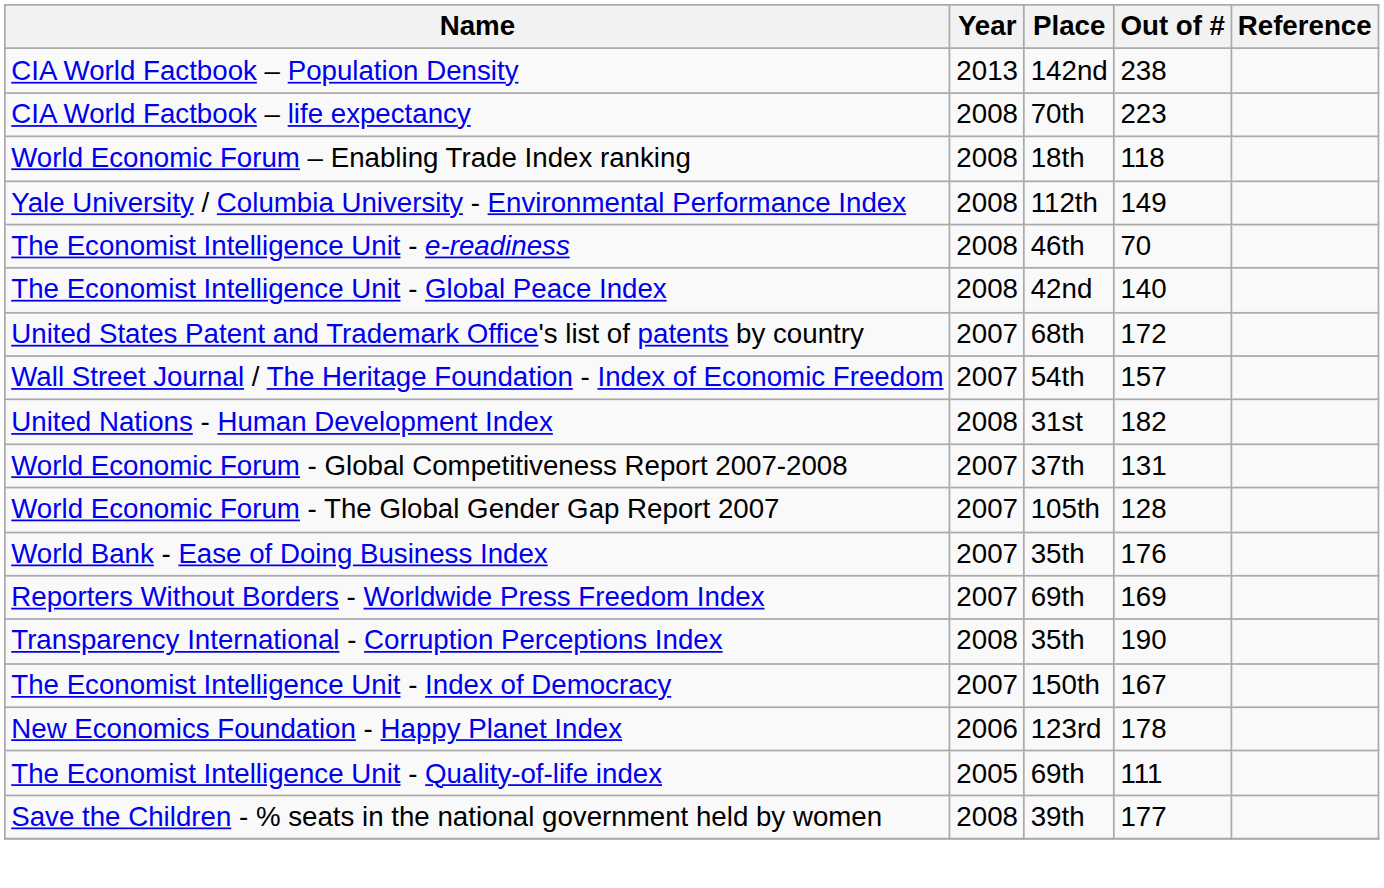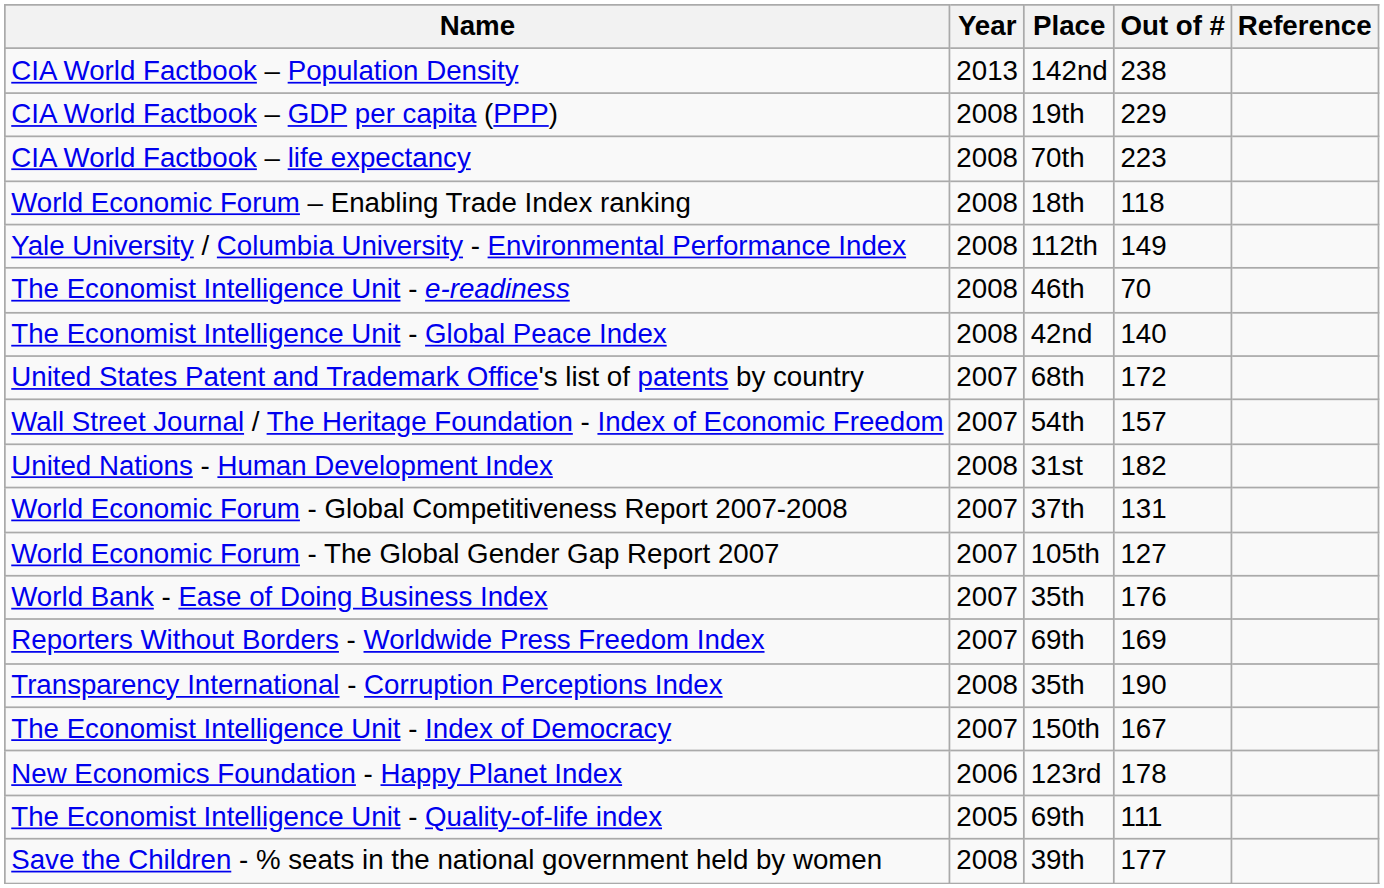+ row: (285, 114)
(1144, 509) 128 -> (1144, 553) 127
